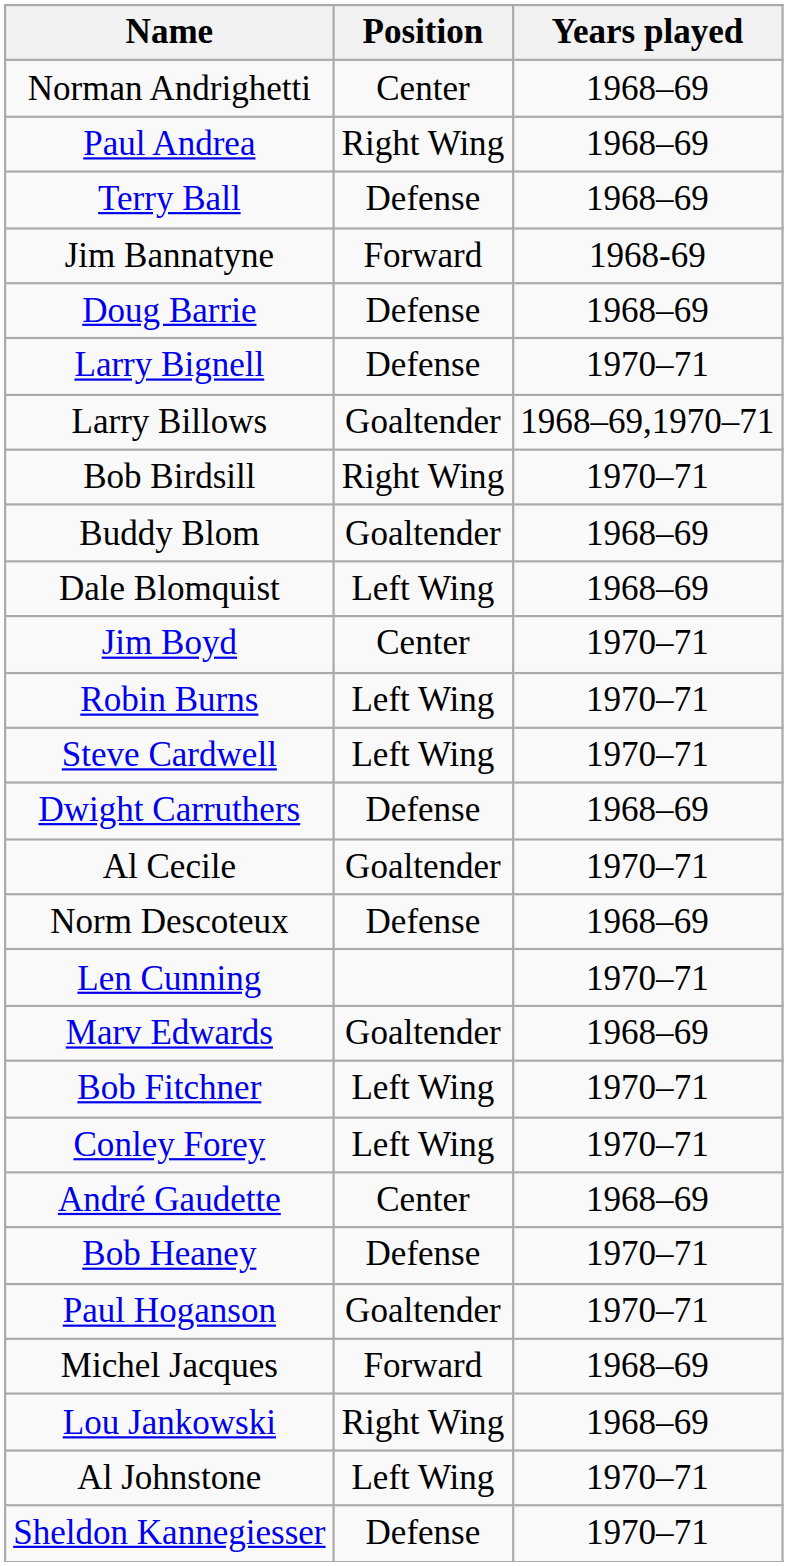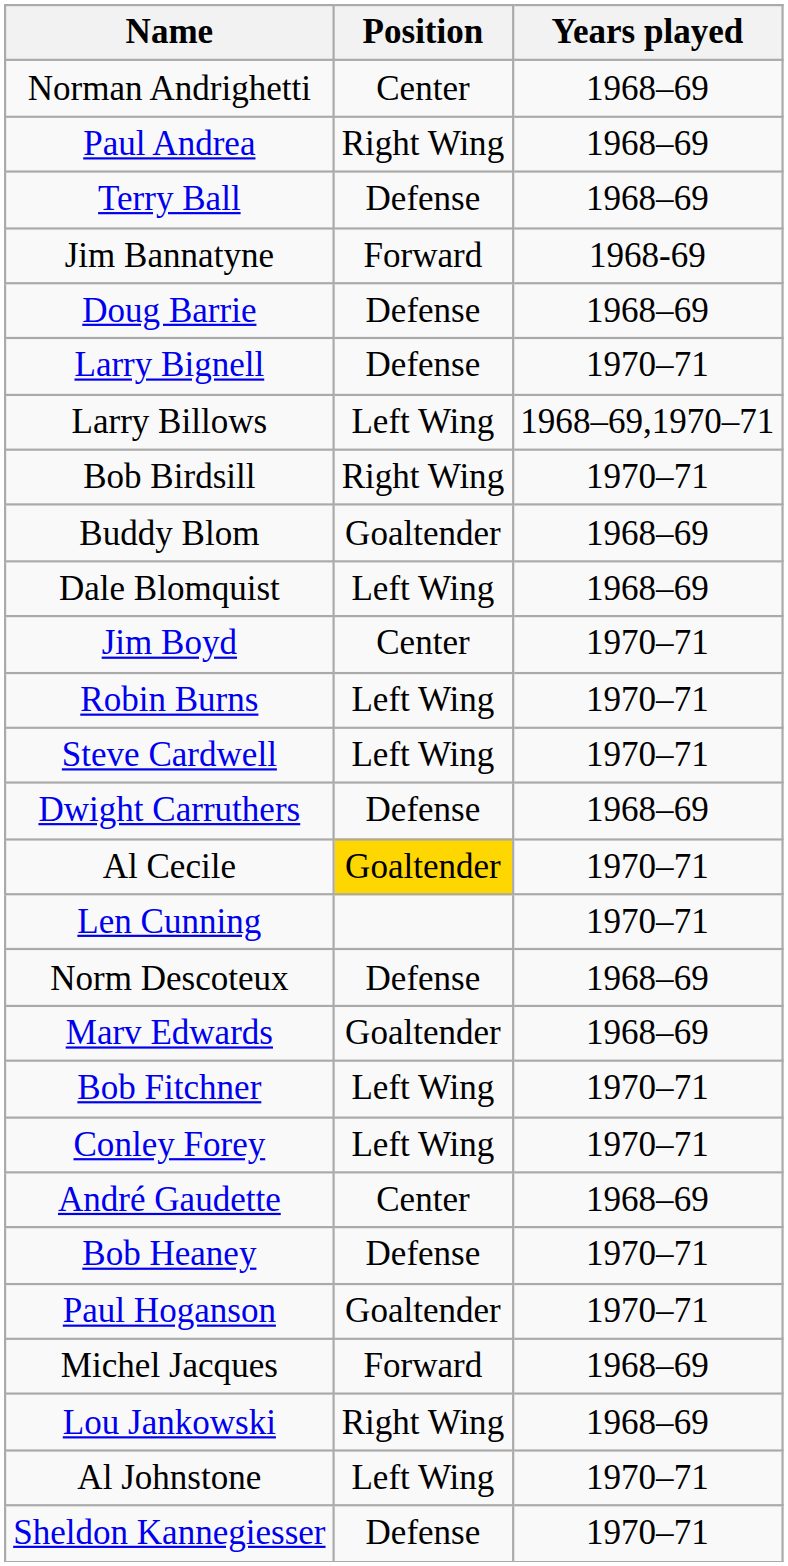(423, 421) Goaltender -> (423, 421) Left Wing
(423, 865) no background -> (423, 865) gold background
rows swapped: (169, 976) <-> (169, 921)
